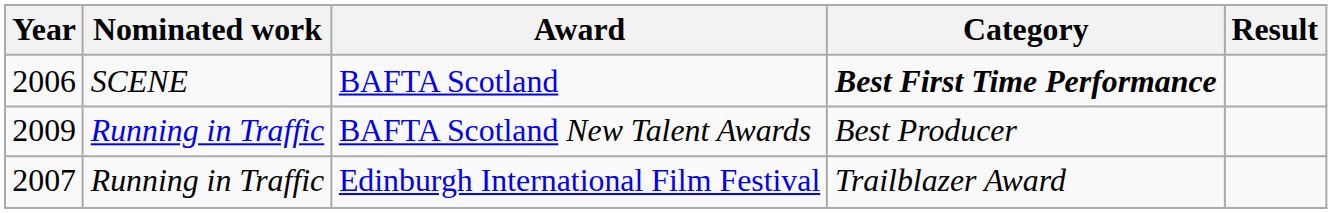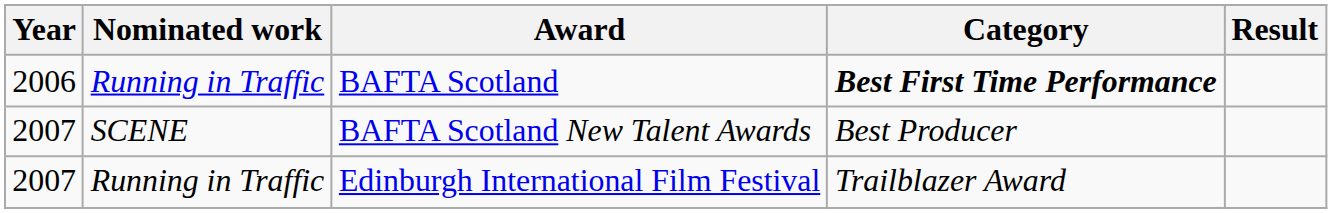(139, 80) SCENE -> (207, 80) Running in Traffic
(44, 130) 2009 -> (44, 130) 2007
(207, 130) Running in Traffic -> (139, 130) SCENE
